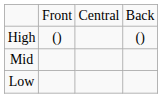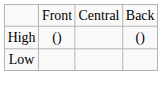- row: (22, 59)
